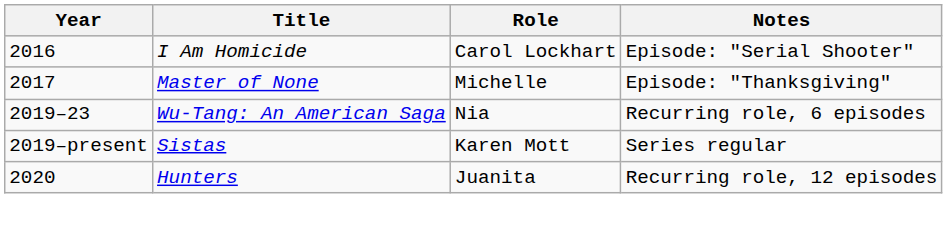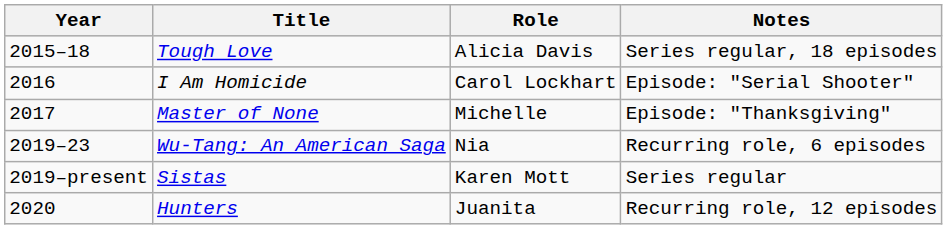+ row: (215, 52)
